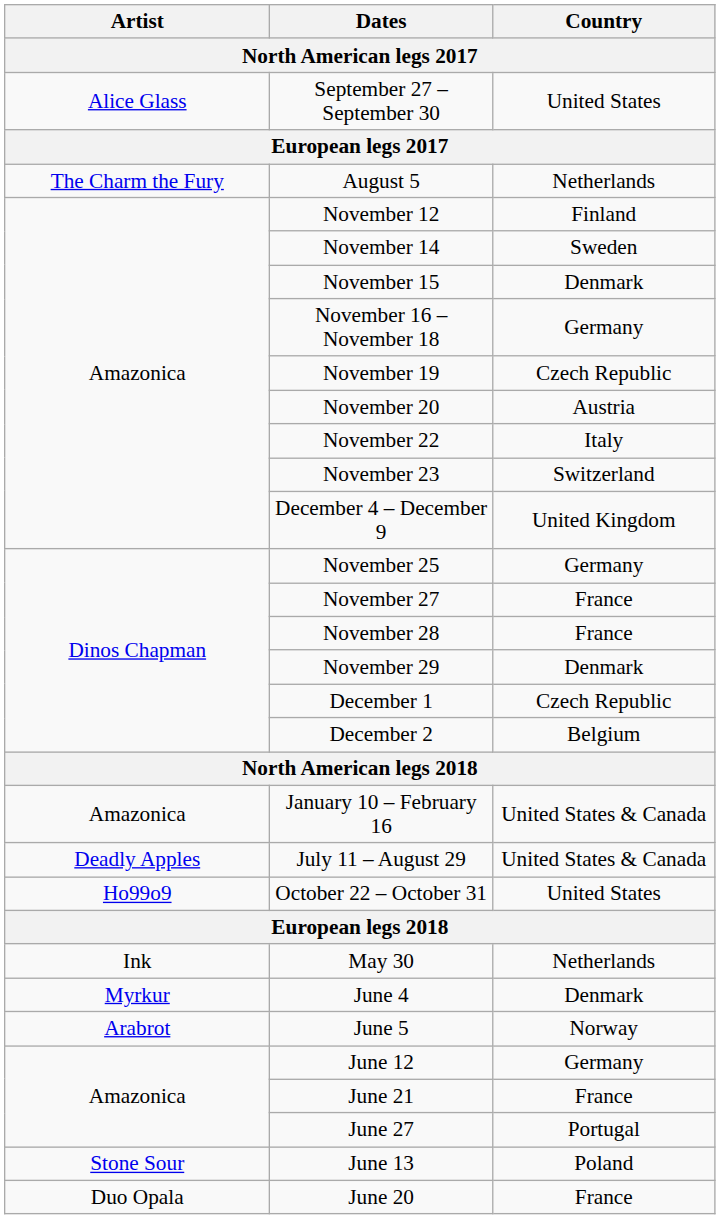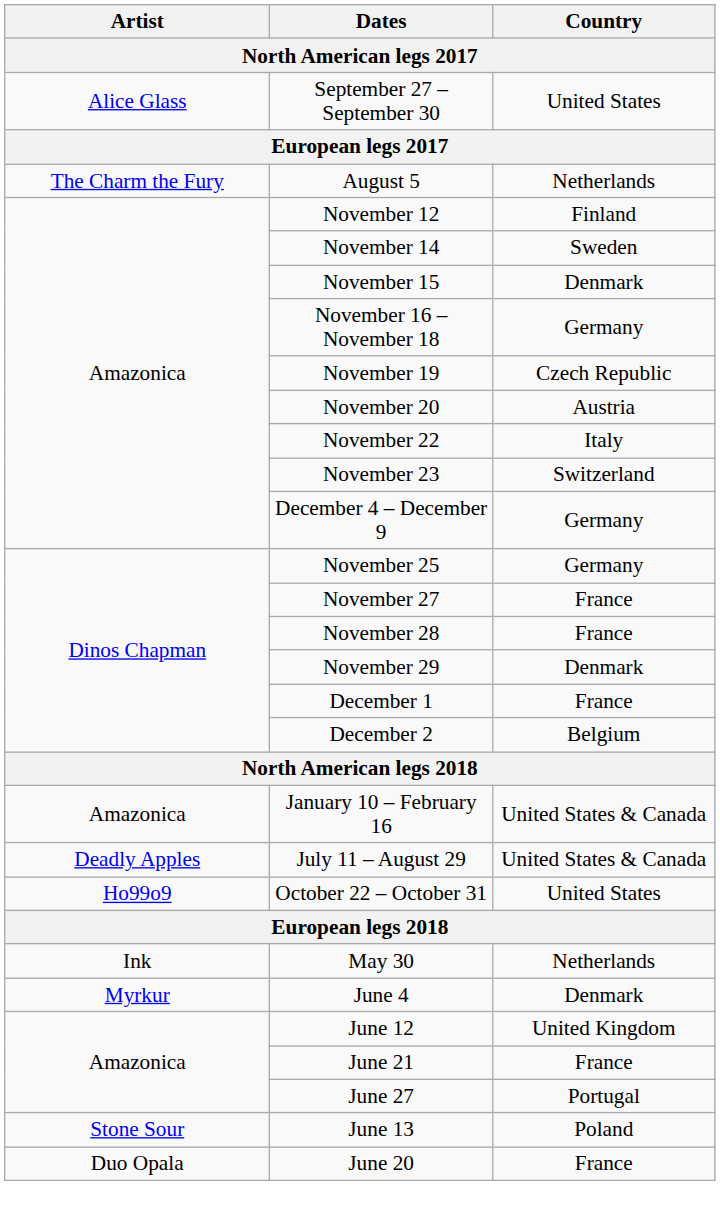(604, 519) United Kingdom -> (604, 519) Germany
(604, 700) Czech Republic -> (604, 700) France
- row: (381, 1028)
(604, 1062) Germany -> (604, 1028) United Kingdom
